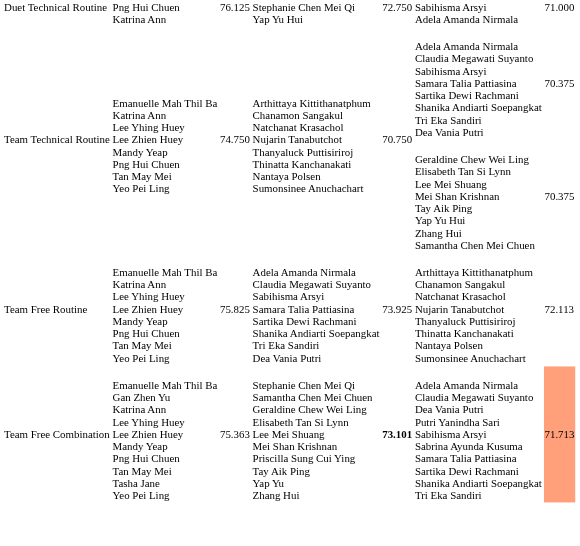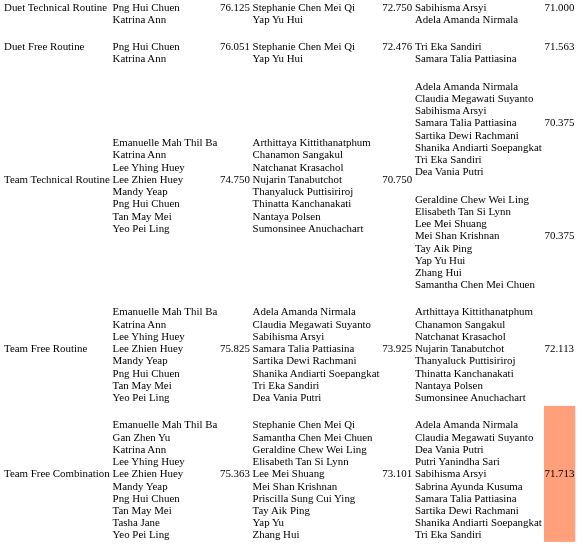+ row: (44, 46)
(397, 434) bold -> (397, 474) normal
